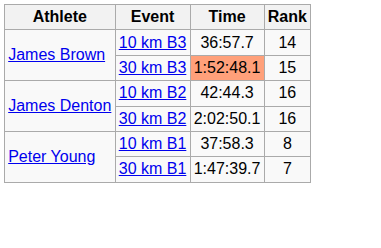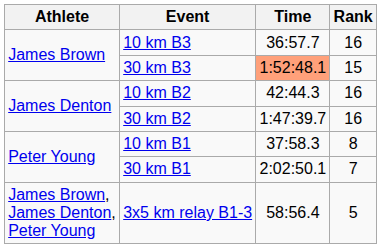(287, 42) 14 -> (353, 42) 16
(227, 118) 2:02:50.1 -> (293, 118) 1:47:39.7
(227, 169) 1:47:39.7 -> (293, 169) 2:02:50.1
+ row: (188, 212)
